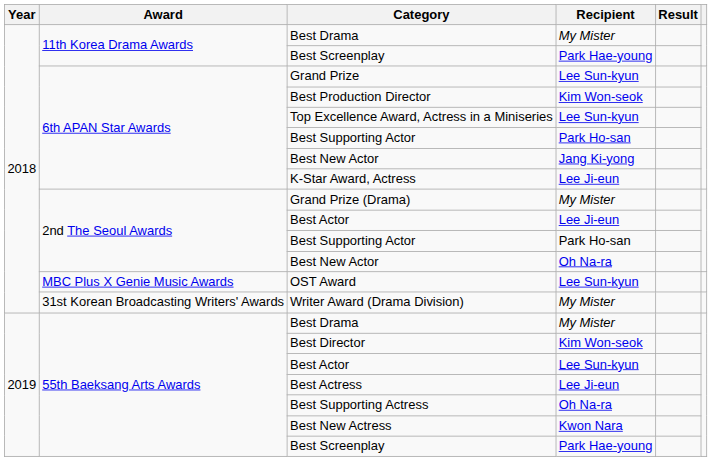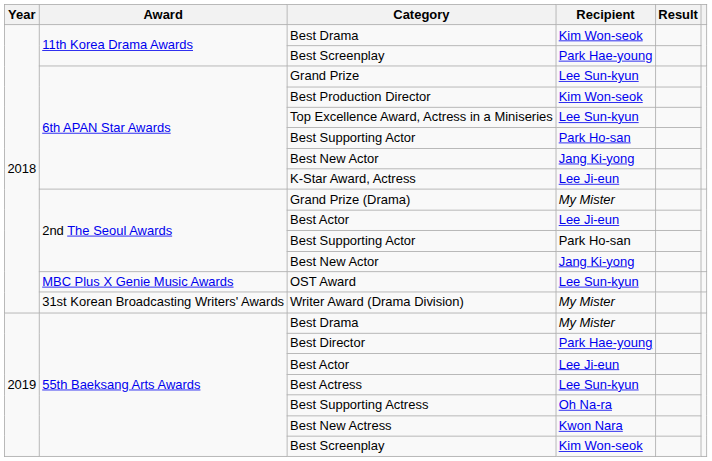(587, 35) My Mister -> (601, 35) Kim Won-seok
(585, 261) Oh Na-ra -> (597, 261) Jang Ki-yong
(601, 343) Kim Won-seok -> (606, 343) Park Hae-young
(599, 364) Lee Sun-kyun -> (589, 364) Lee Ji-eun
(589, 384) Lee Ji-eun -> (599, 384) Lee Sun-kyun
(606, 446) Park Hae-young -> (601, 446) Kim Won-seok
